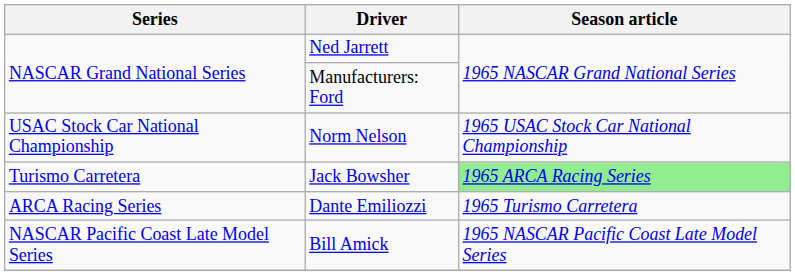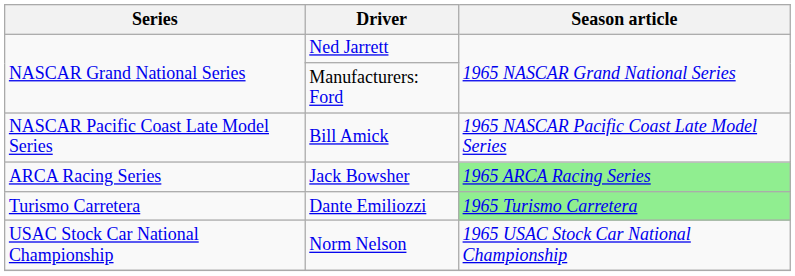rows swapped: (349, 245) <-> (358, 137)
(75, 176) Turismo Carretera -> (85, 176) ARCA Racing Series
(85, 205) ARCA Racing Series -> (75, 205) Turismo Carretera
(550, 205) no background -> (550, 205) lightgreen background
